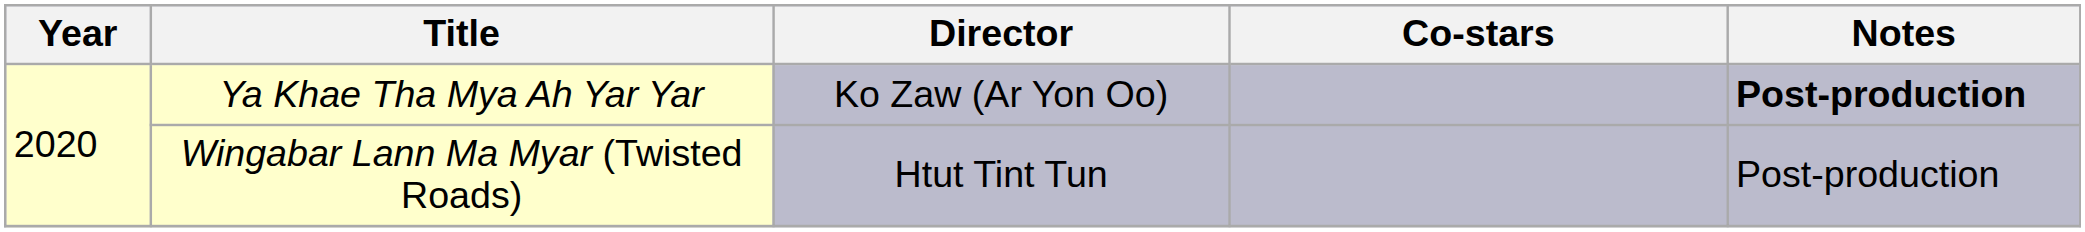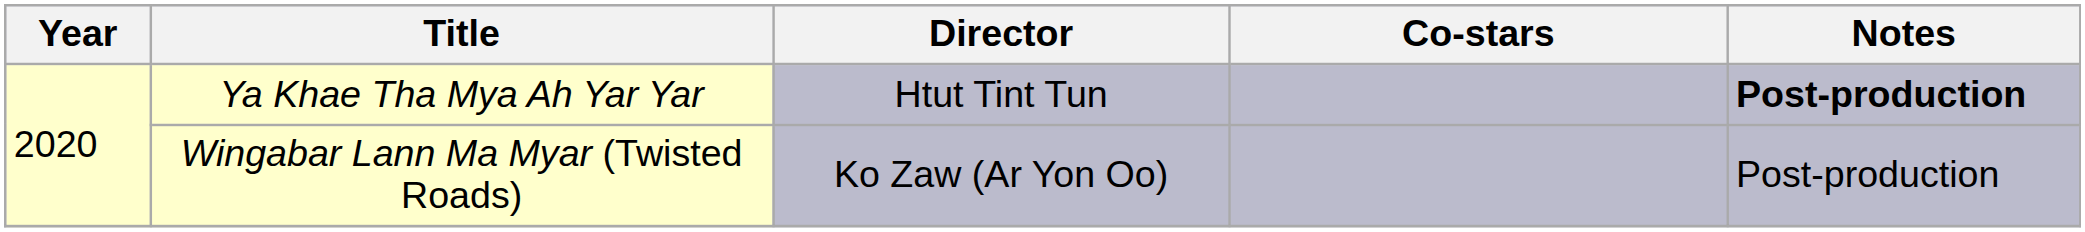(1001, 93) Ko Zaw (Ar Yon Oo) -> (1001, 93) Htut Tint Tun
(1001, 174) Htut Tint Tun -> (1001, 174) Ko Zaw (Ar Yon Oo)
